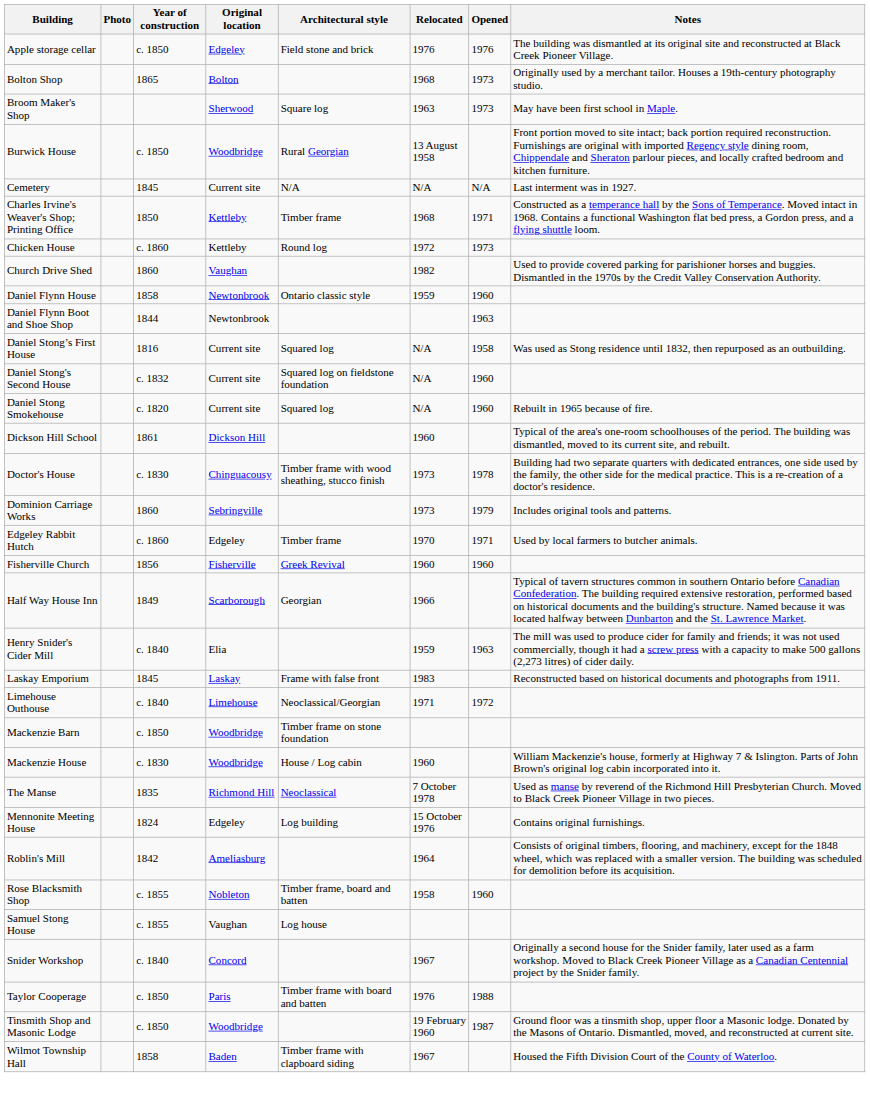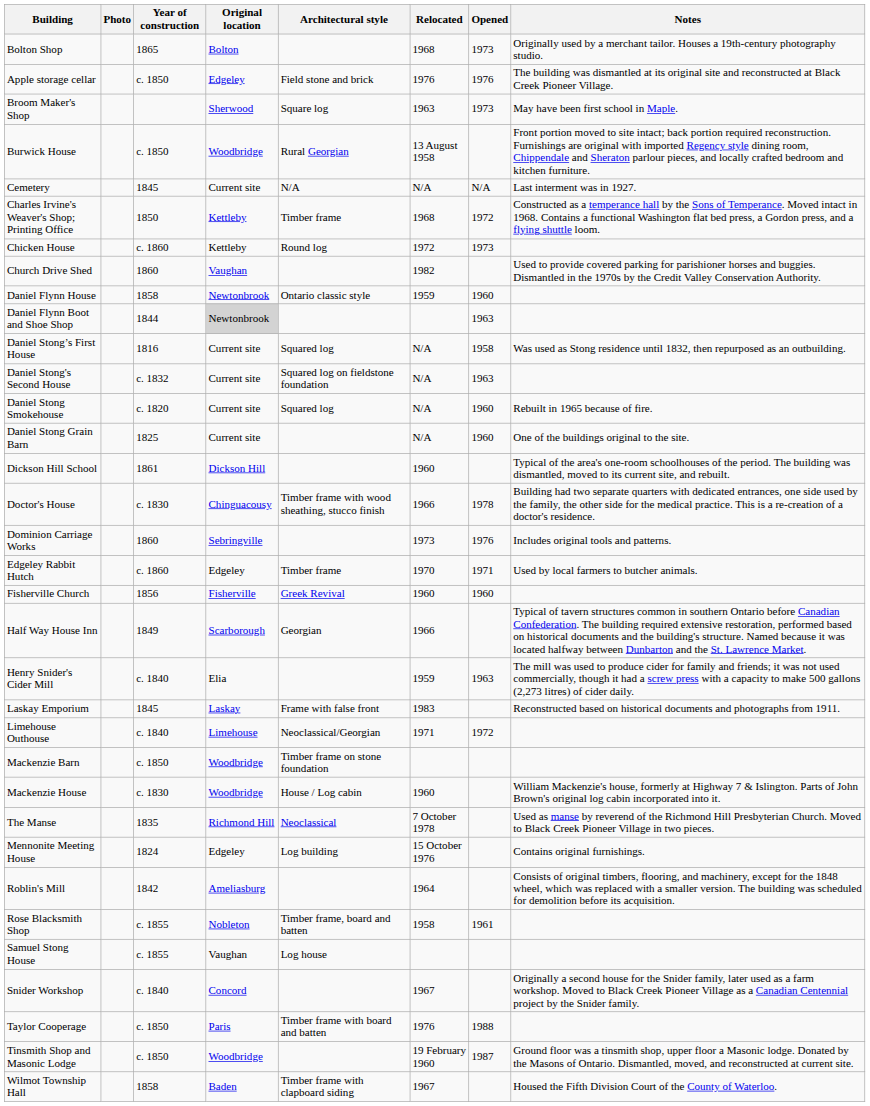rows swapped: (51, 49) <-> (35, 79)
(482, 217) 1971 -> (482, 217) 1972
(239, 318) no background -> (239, 318) lightgrey background
(482, 378) 1960 -> (482, 378) 1963
+ row: (50, 438)
(423, 474) 1973 -> (423, 504) 1966
(482, 510) 1979 -> (482, 540) 1976
(482, 894) 1960 -> (482, 924) 1961
